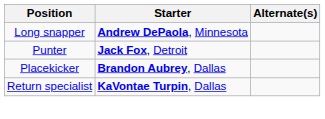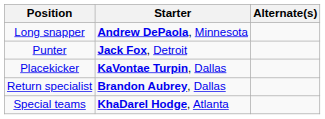(162, 68) Brandon Aubrey, Dallas -> (162, 68) KaVontae Turpin, Dallas
(162, 86) KaVontae Turpin, Dallas -> (162, 86) Brandon Aubrey, Dallas
+ row: (50, 104)
